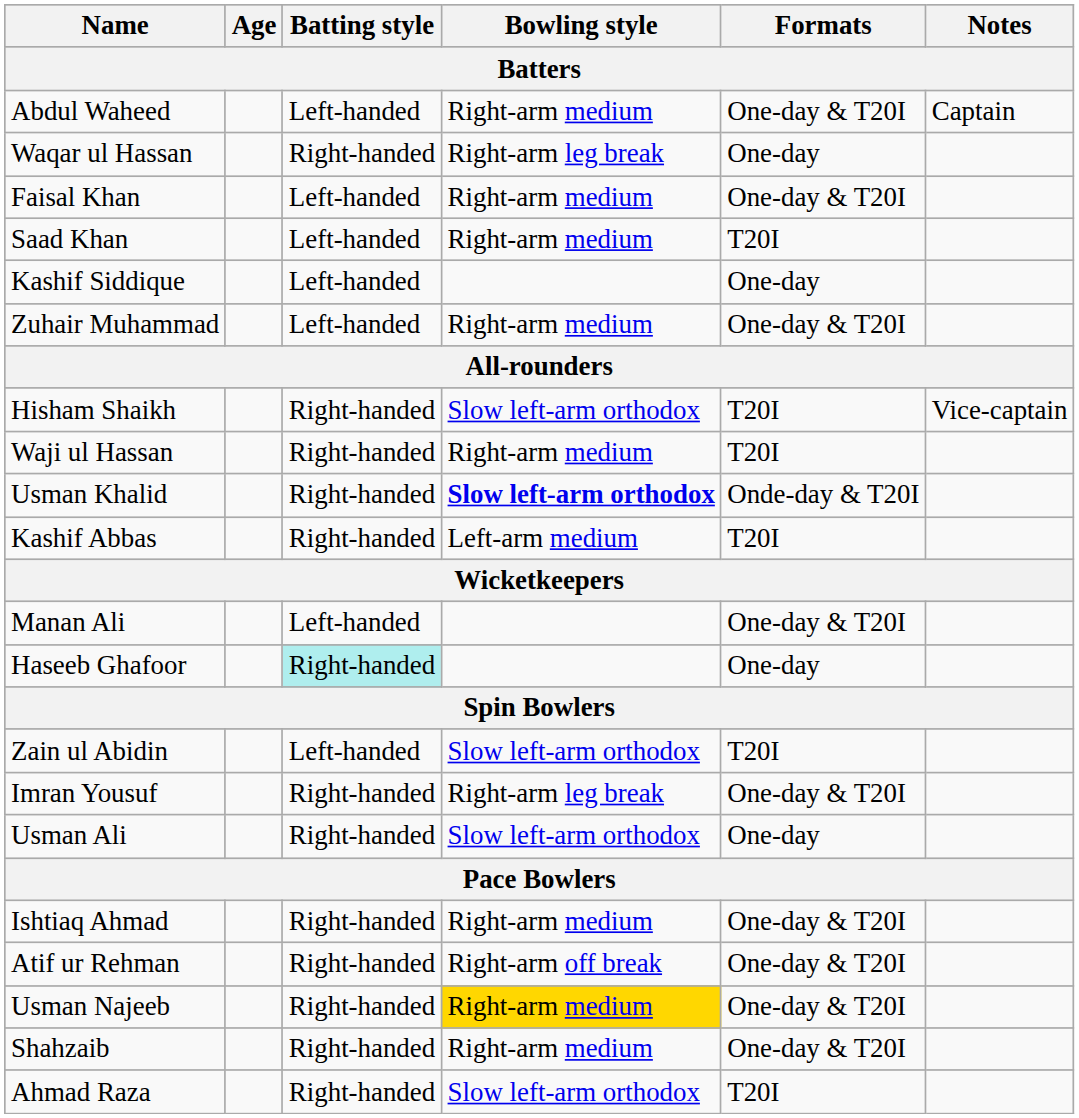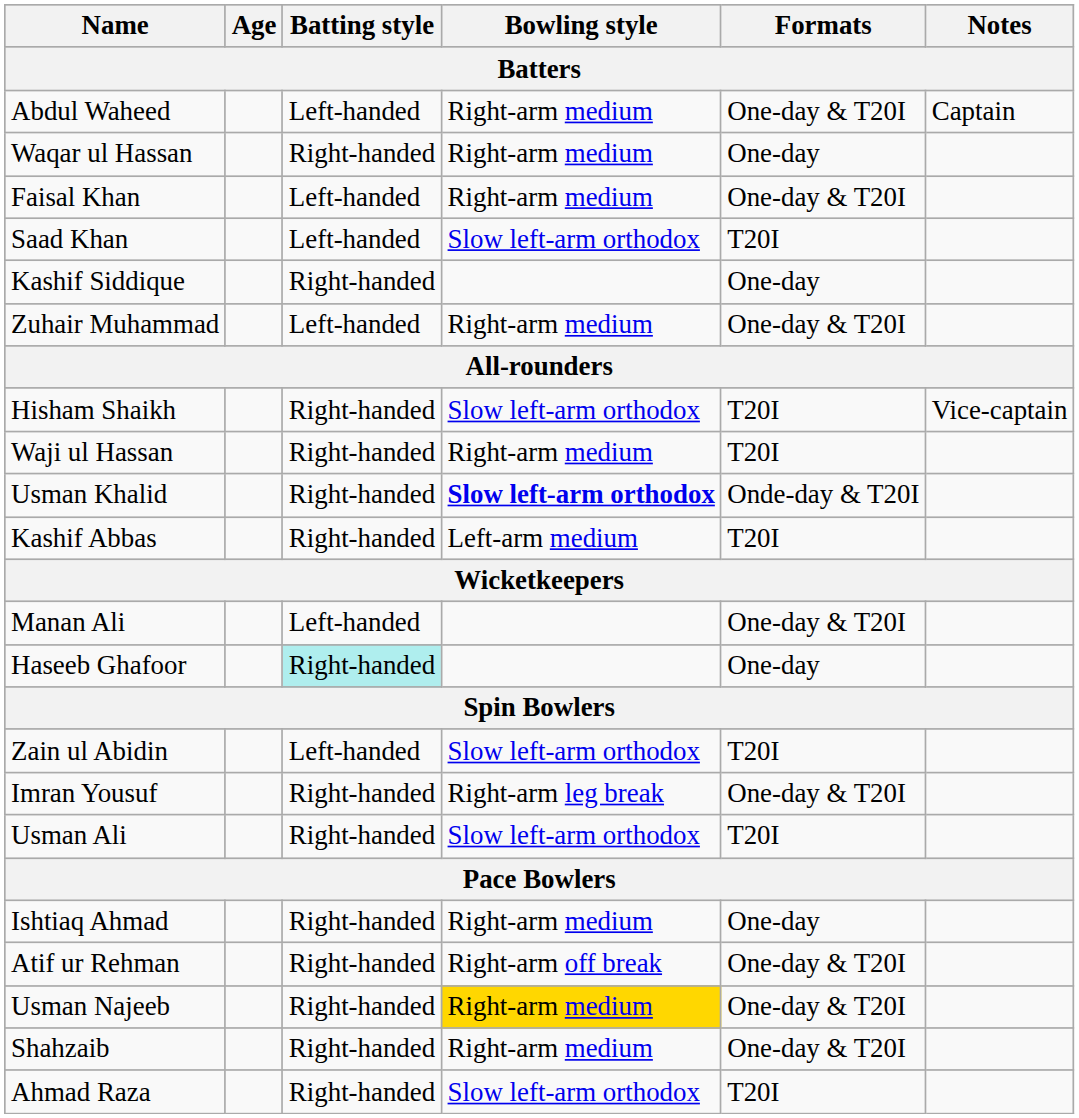(556, 153) Right-arm leg break -> (550, 153) Right-arm medium
(550, 238) Right-arm medium -> (574, 238) Slow left-arm orthodox
(355, 281) Left-handed -> (362, 281) Right-handed
(774, 835) One-day -> (753, 835) T20I
(817, 921) One-day & T20I -> (774, 921) One-day
